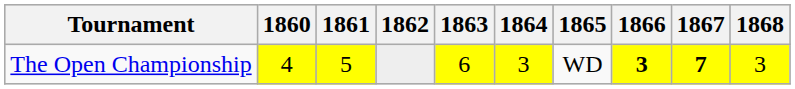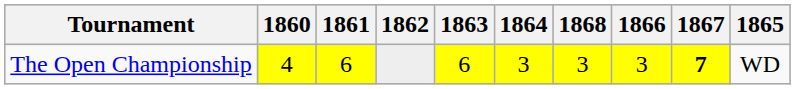columns swapped: (583, 24) <-> (760, 24)
(346, 64) 5 -> (346, 64) 6
(642, 64) bold -> (642, 64) normal
